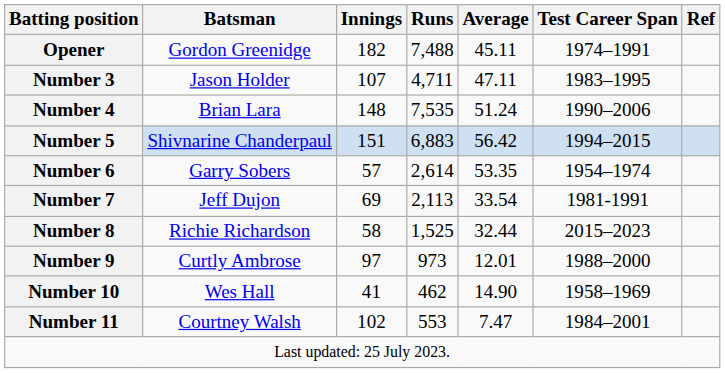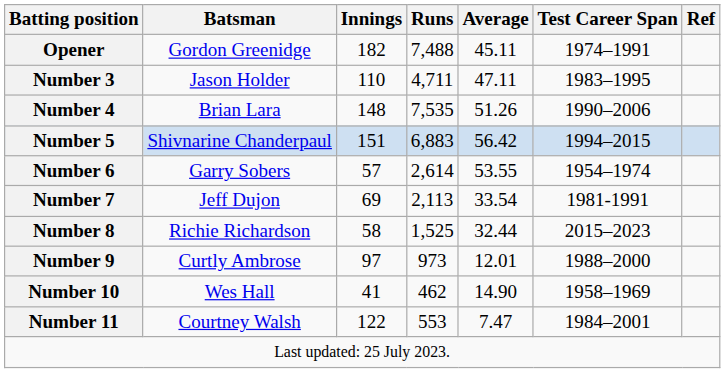(371, 79) 107 -> (371, 79) 110
(496, 110) 51.24 -> (496, 110) 51.26
(496, 170) 53.35 -> (496, 170) 53.55
(371, 321) 102 -> (371, 321) 122
